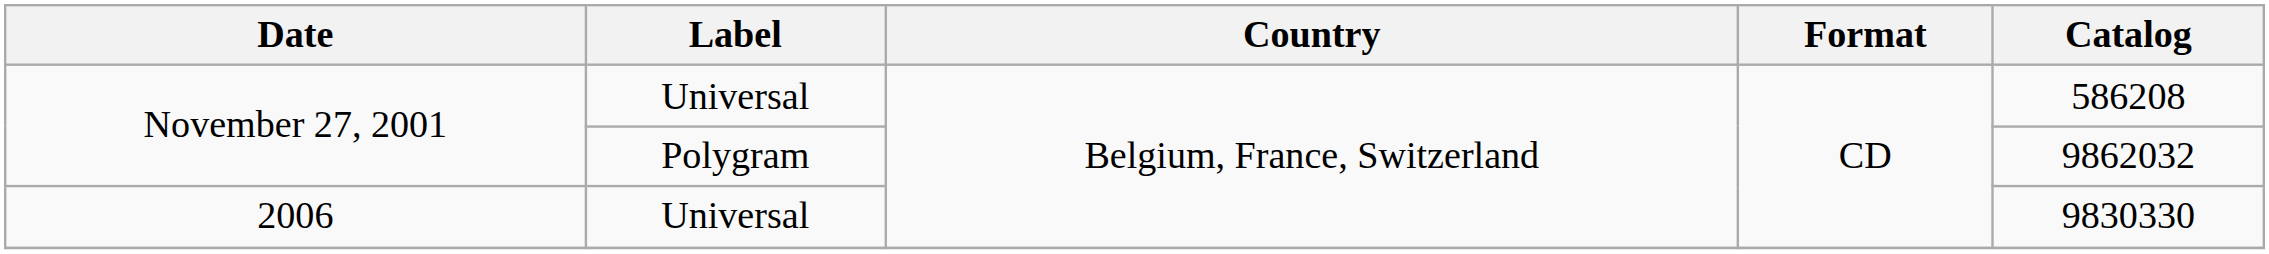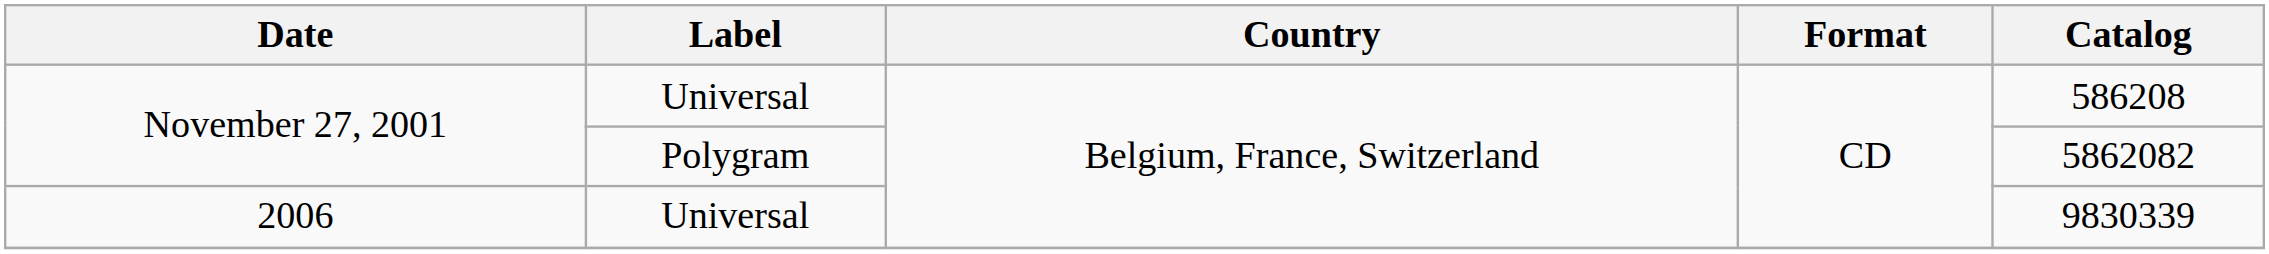(2128, 155) 9862032 -> (2128, 155) 5862082
(2128, 215) 9830330 -> (2128, 215) 9830339
